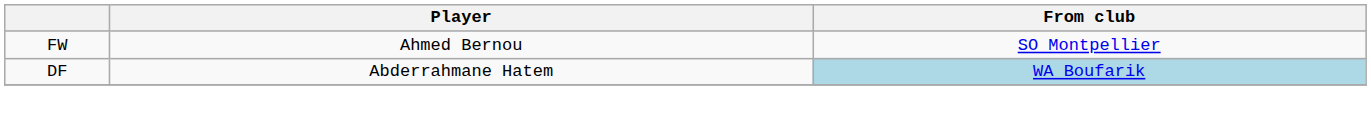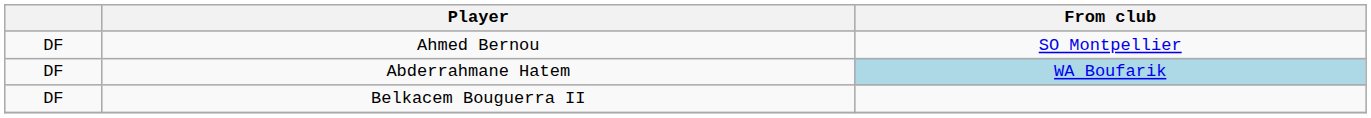(57, 45) FW -> (53, 45) DF
+ row: (478, 99)
